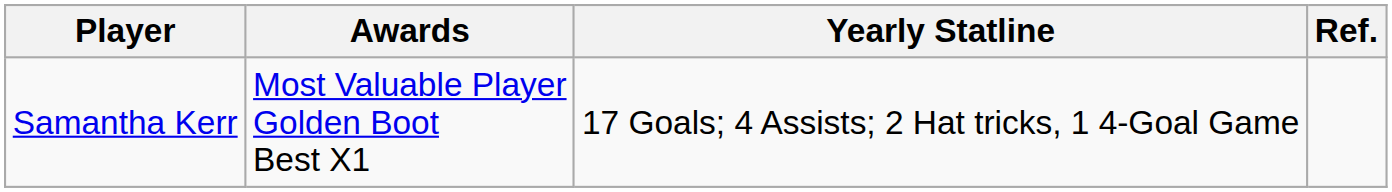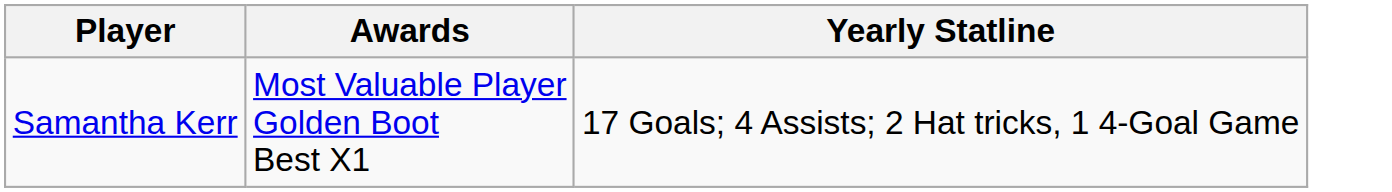- column: (1346, 31)
